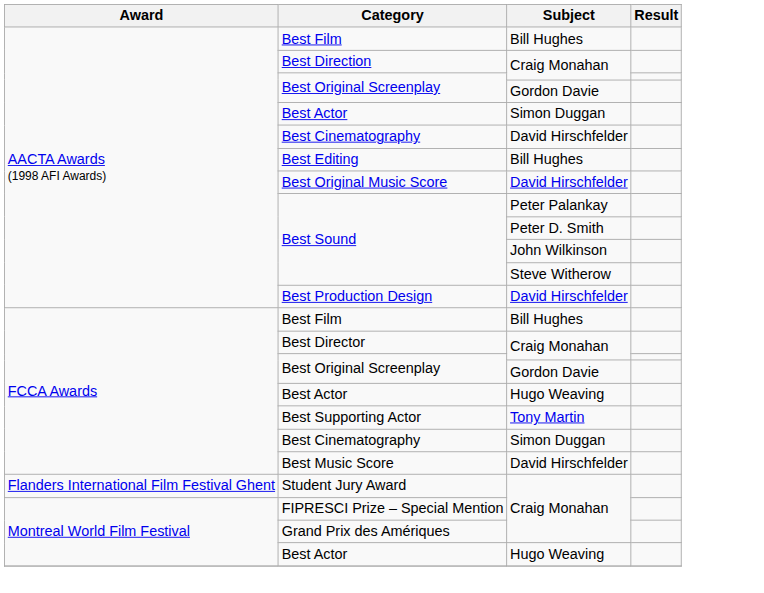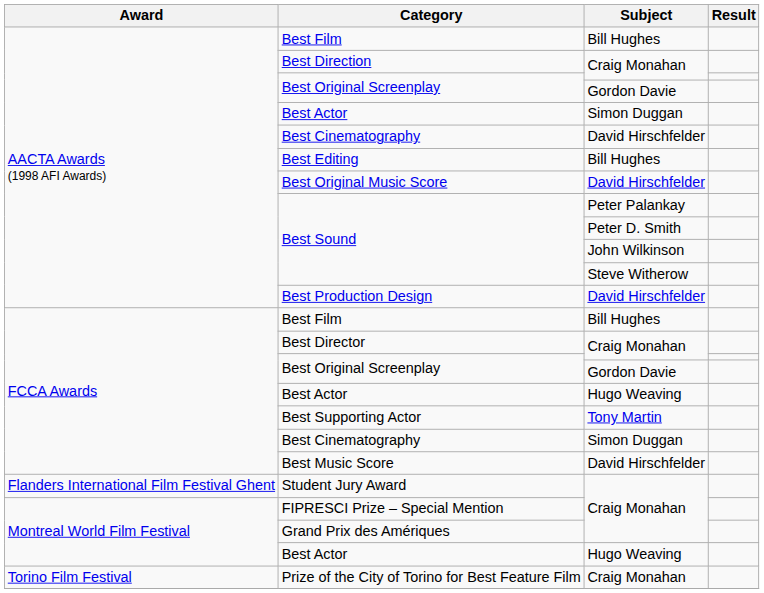+ row: (70, 577)
